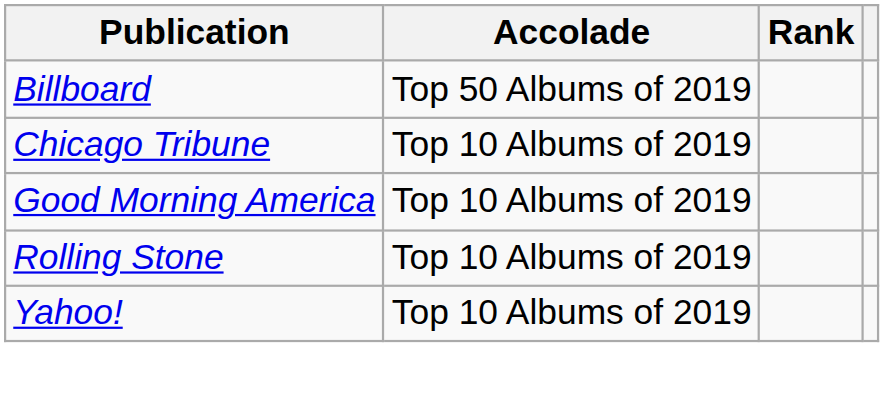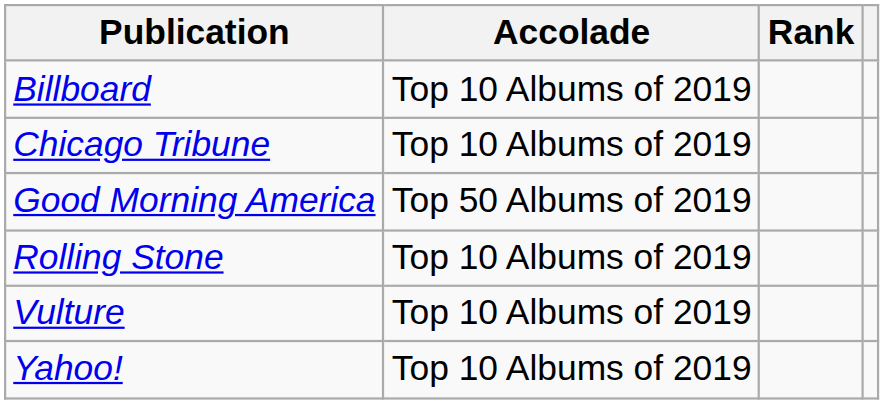(572, 88) Top 50 Albums of 2019 -> (572, 88) Top 10 Albums of 2019
(572, 200) Top 10 Albums of 2019 -> (572, 200) Top 50 Albums of 2019
+ row: (69, 312)
